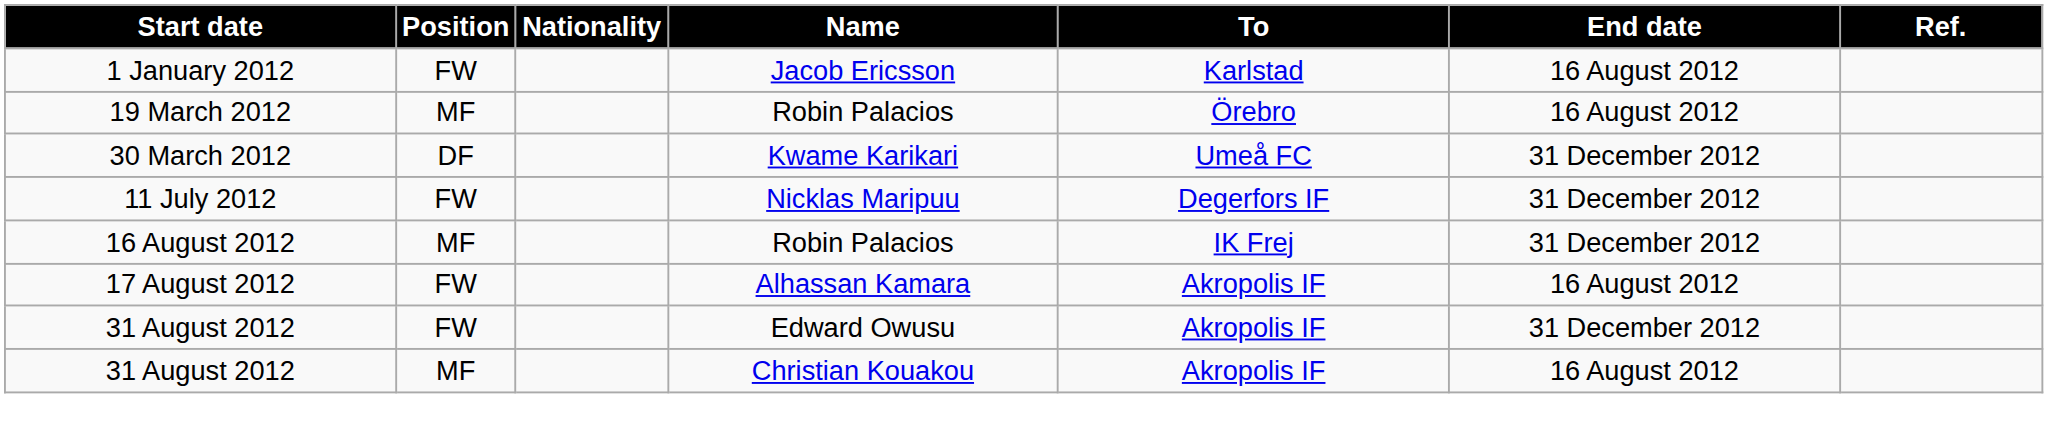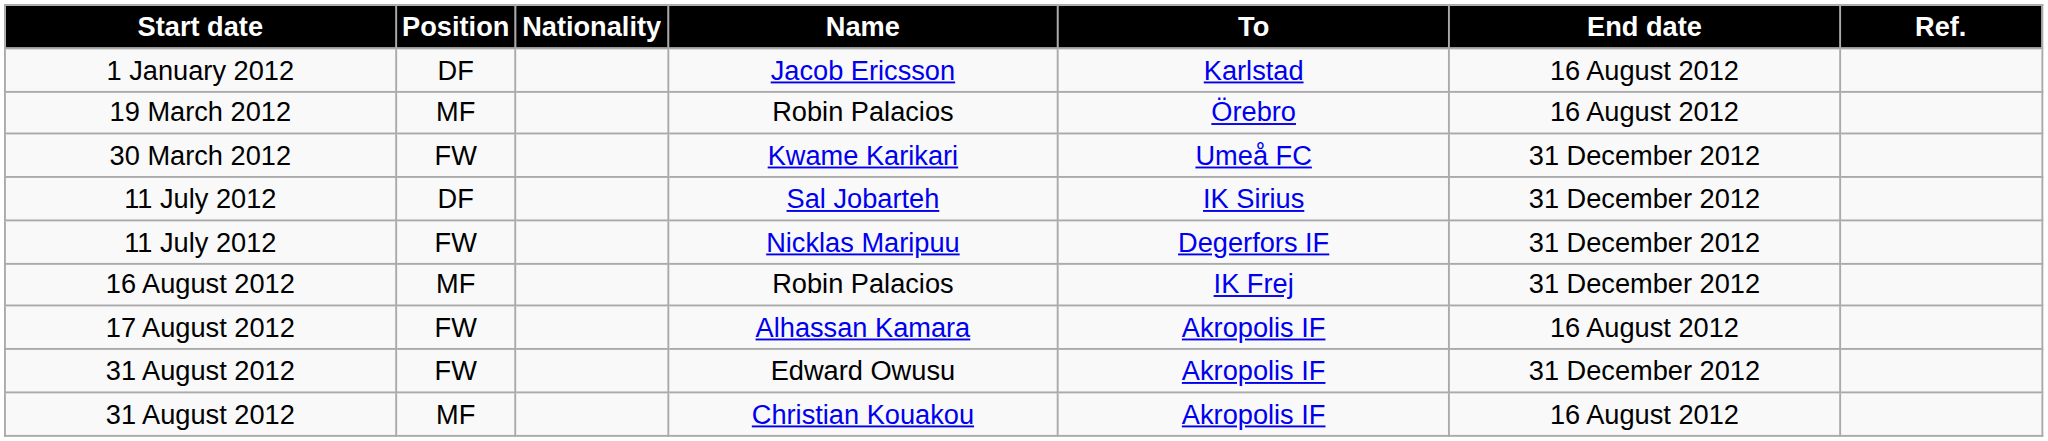(456, 70) FW -> (456, 70) DF
(456, 156) DF -> (456, 156) FW
+ row: (200, 199)
